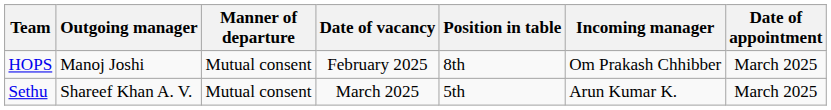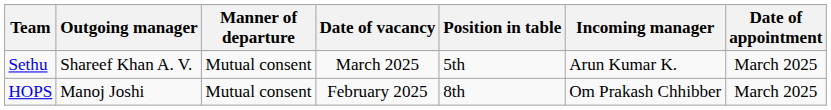rows swapped: (30, 64) <-> (28, 91)
